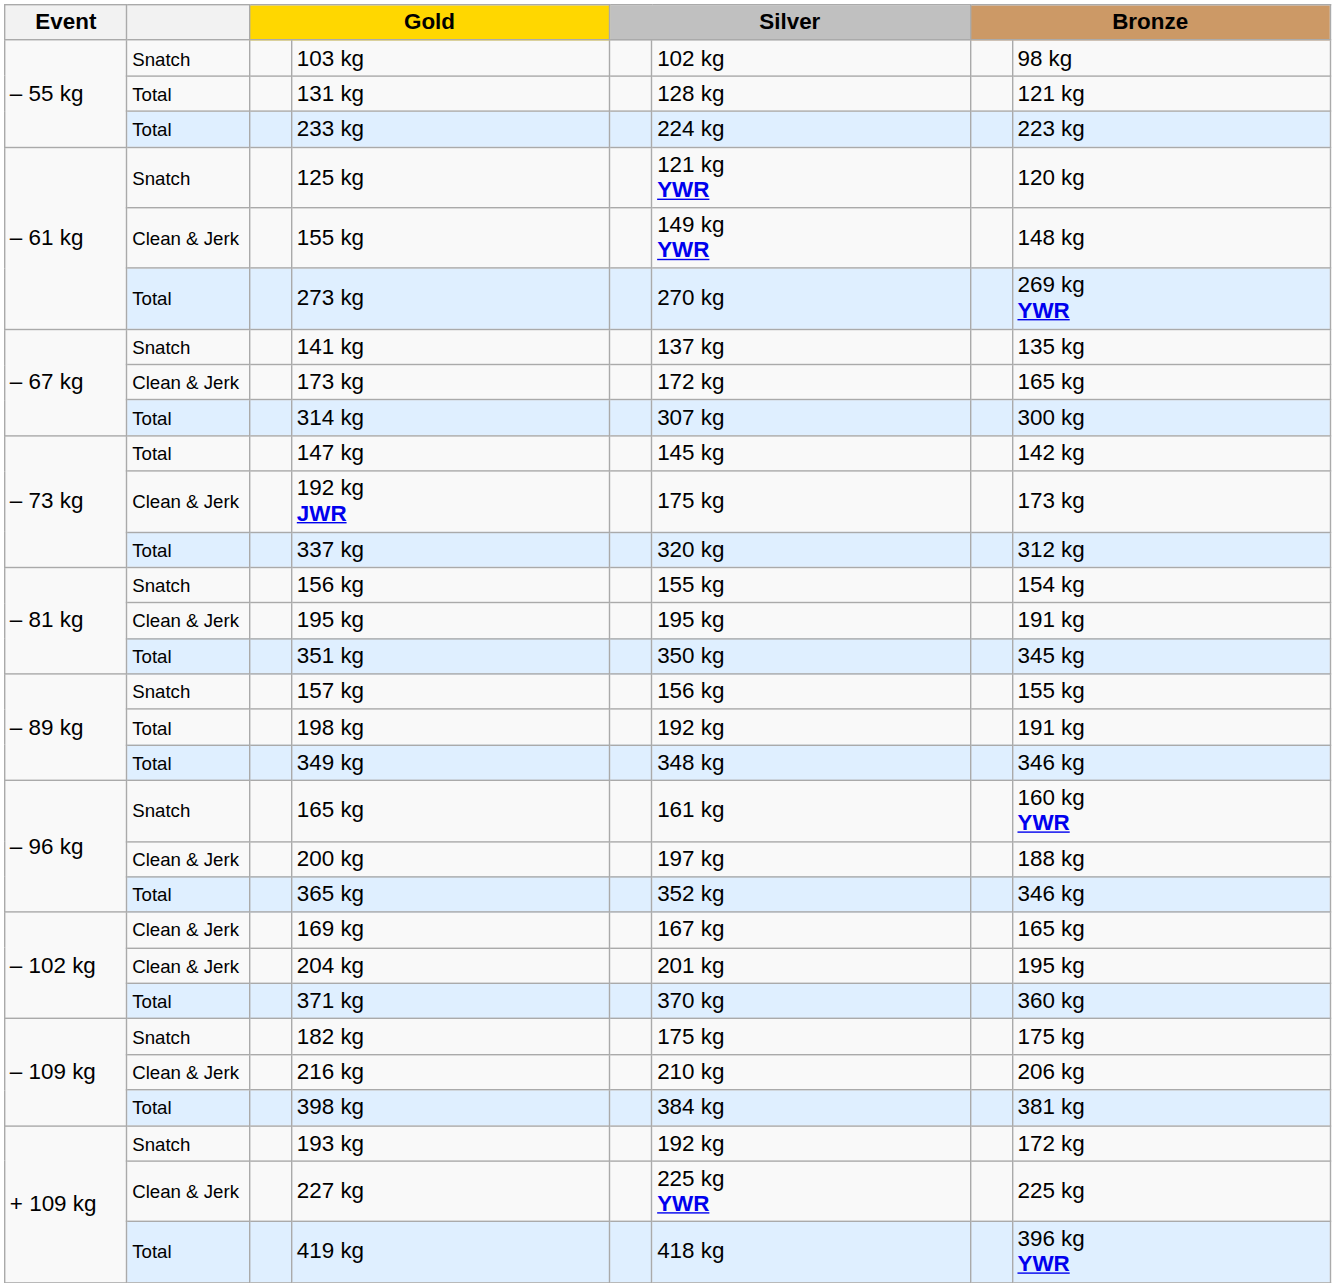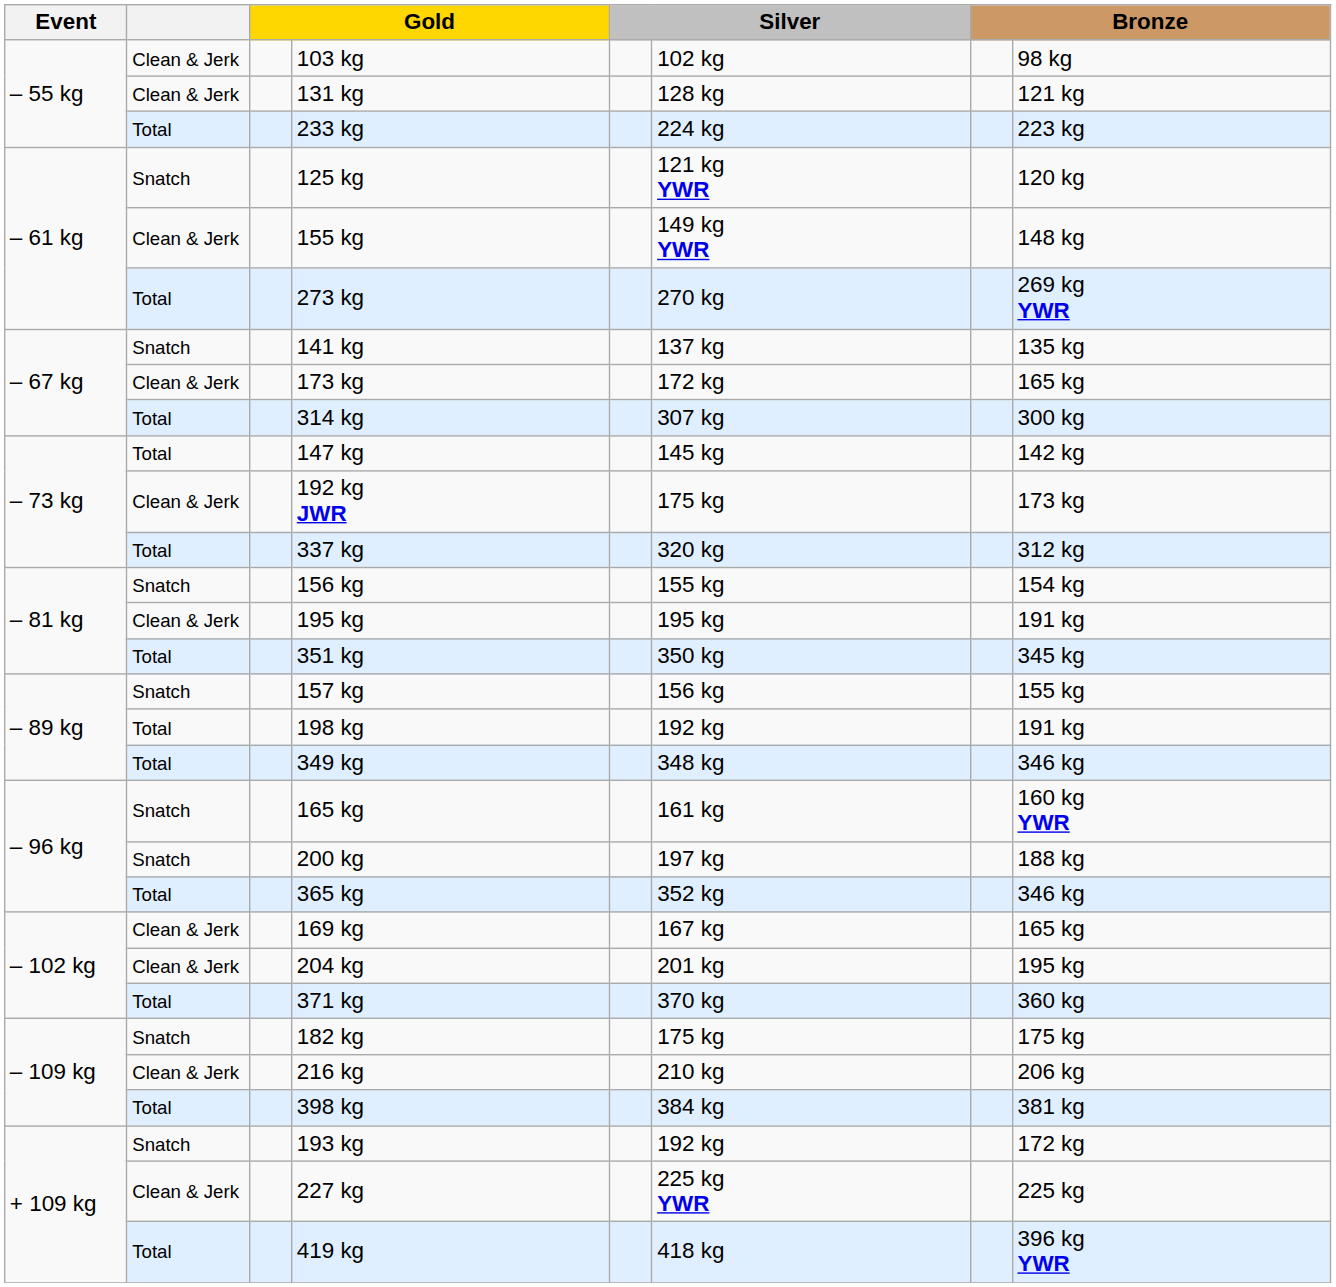(161, 59) Snatch -> (186, 59) Clean & Jerk
(152, 94) Total -> (186, 94) Clean & Jerk
(186, 860) Clean & Jerk -> (161, 860) Snatch
